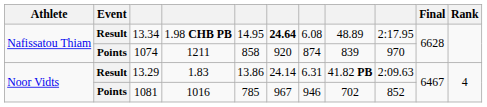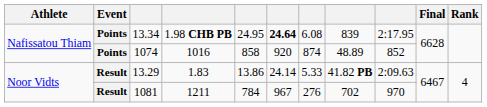(112, 34) Result -> (112, 34) Points
(251, 34) 14.95 -> (251, 34) 24.95
(350, 34) 48.89 -> (350, 34) 839
(198, 53) 1211 -> (198, 53) 1016
(350, 53) 839 -> (350, 53) 48.89
(396, 53) 970 -> (396, 53) 852
(312, 73) 6.31 -> (312, 73) 5.33
(112, 92) Points -> (112, 92) Result
(198, 92) 1016 -> (198, 92) 1211
(251, 92) 785 -> (251, 92) 784
(312, 92) 946 -> (312, 92) 276
(396, 92) 852 -> (396, 92) 970
